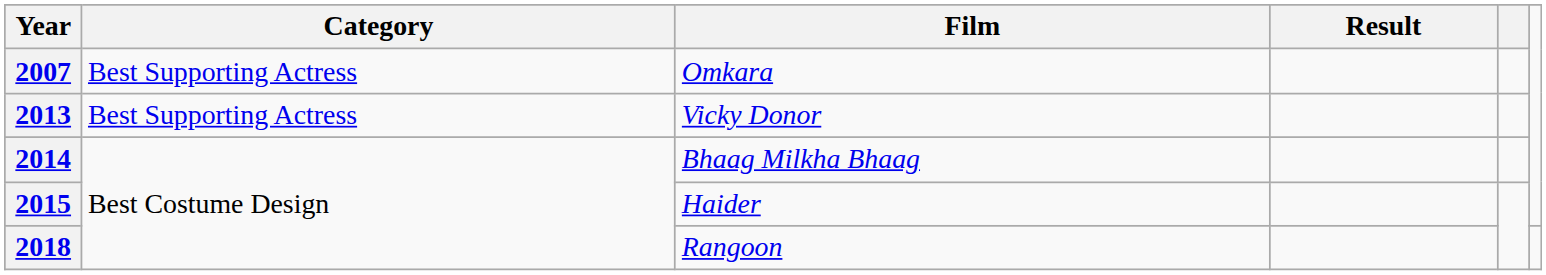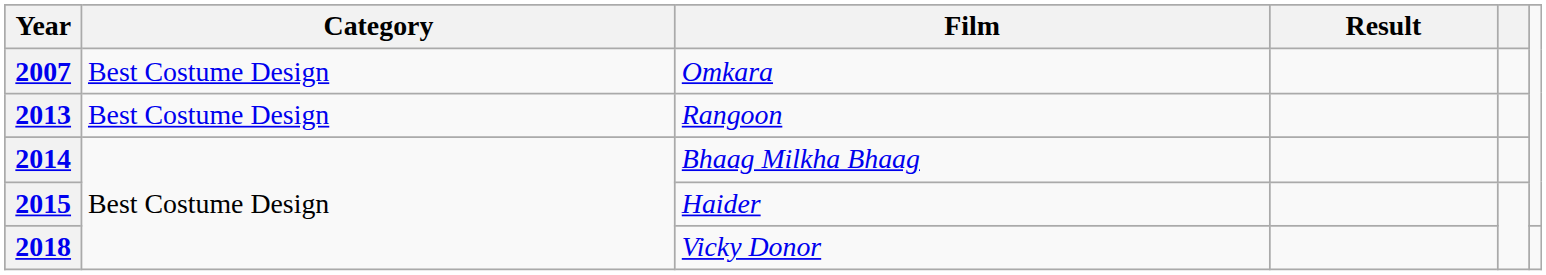(223, 70) Best Supporting Actress -> (209, 70) Best Costume Design
(223, 114) Best Supporting Actress -> (209, 114) Best Costume Design
(752, 114) Vicky Donor -> (732, 114) Rangoon
(732, 247) Rangoon -> (751, 247) Vicky Donor
